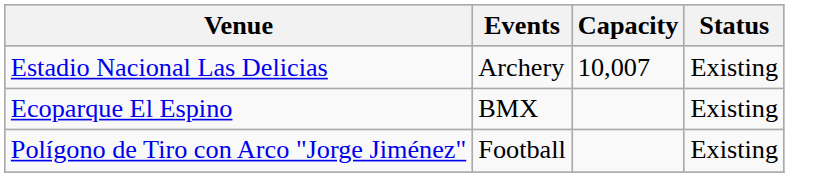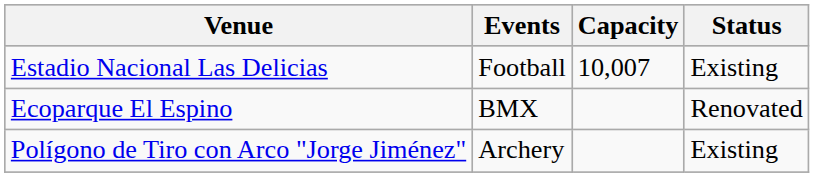(521, 66) Archery -> (522, 66) Football
(734, 108) Existing -> (747, 108) Renovated
(522, 150) Football -> (521, 150) Archery
